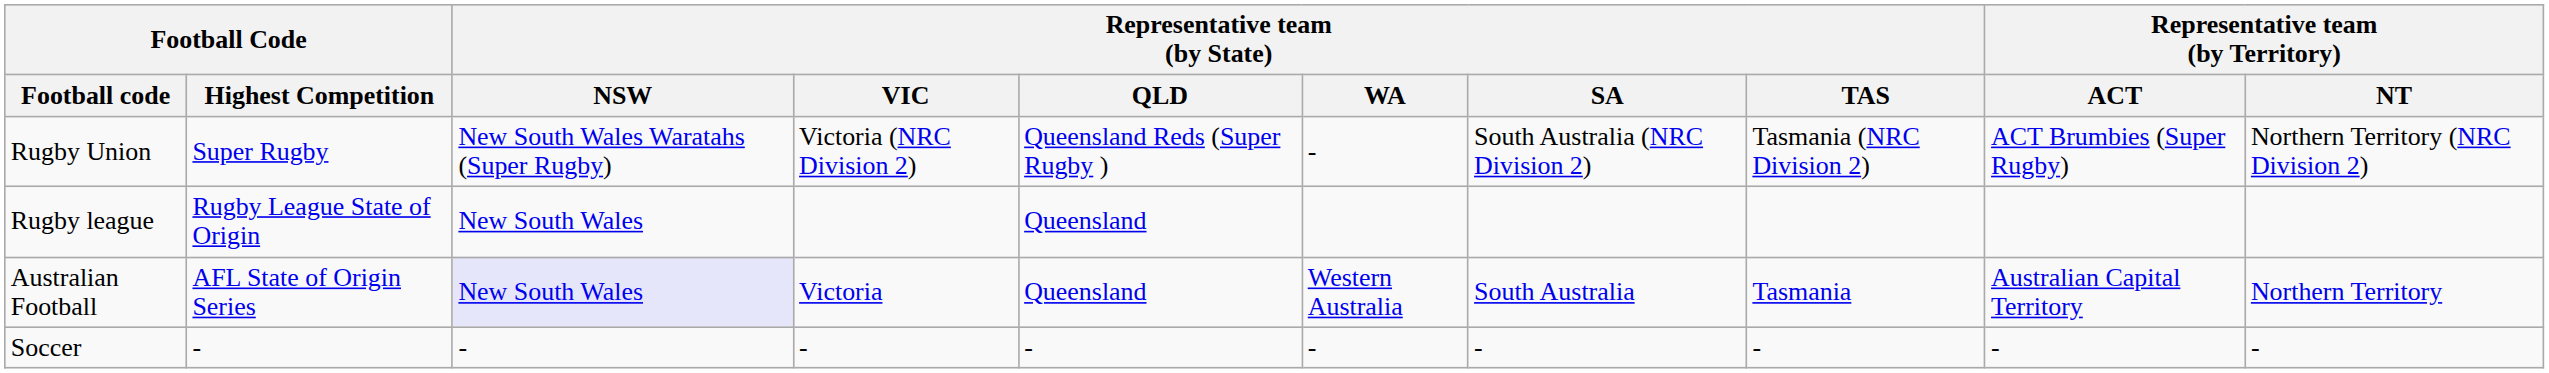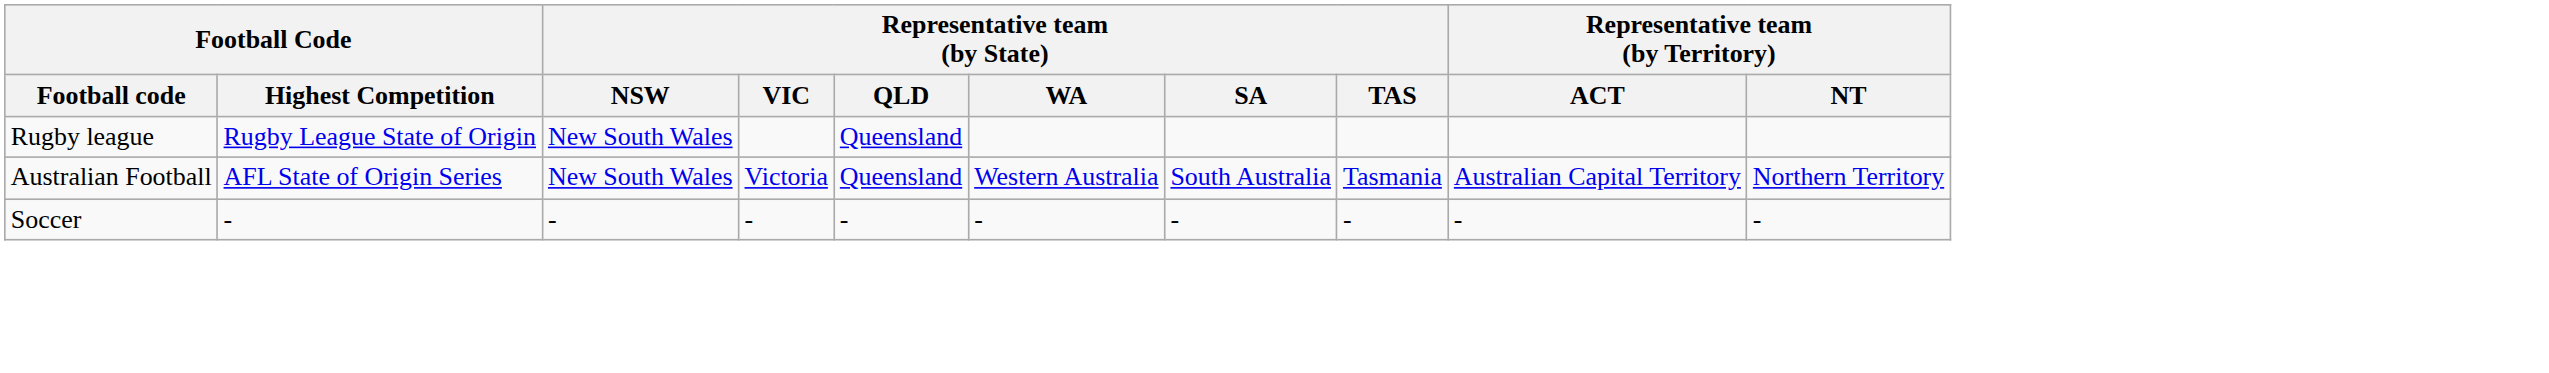- row: (81, 151)
(551, 291) lavender background -> (640, 177) no background
